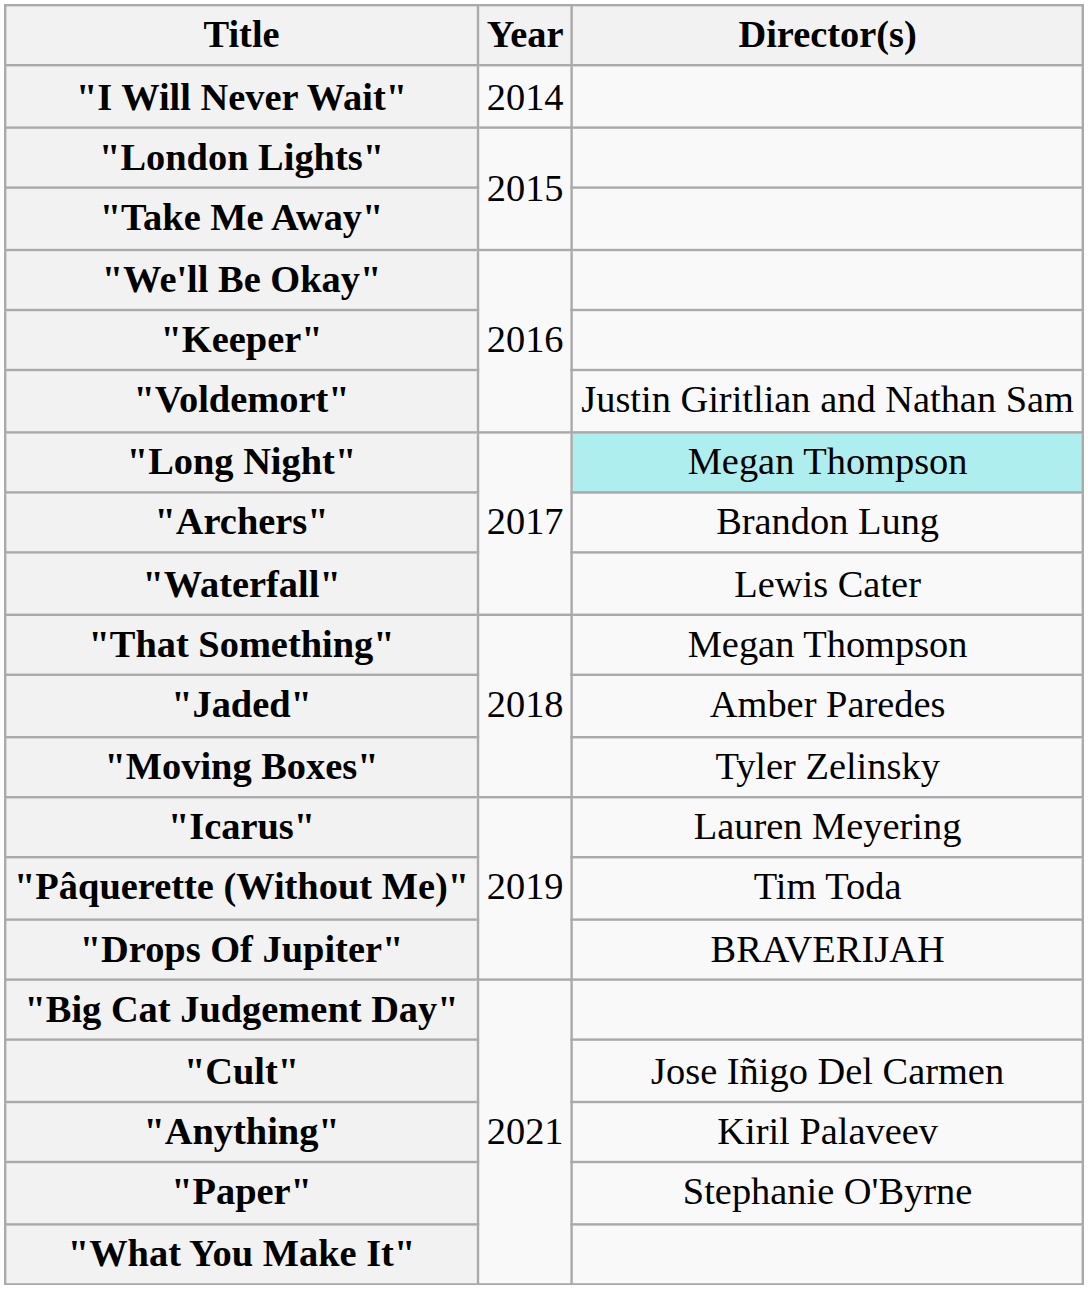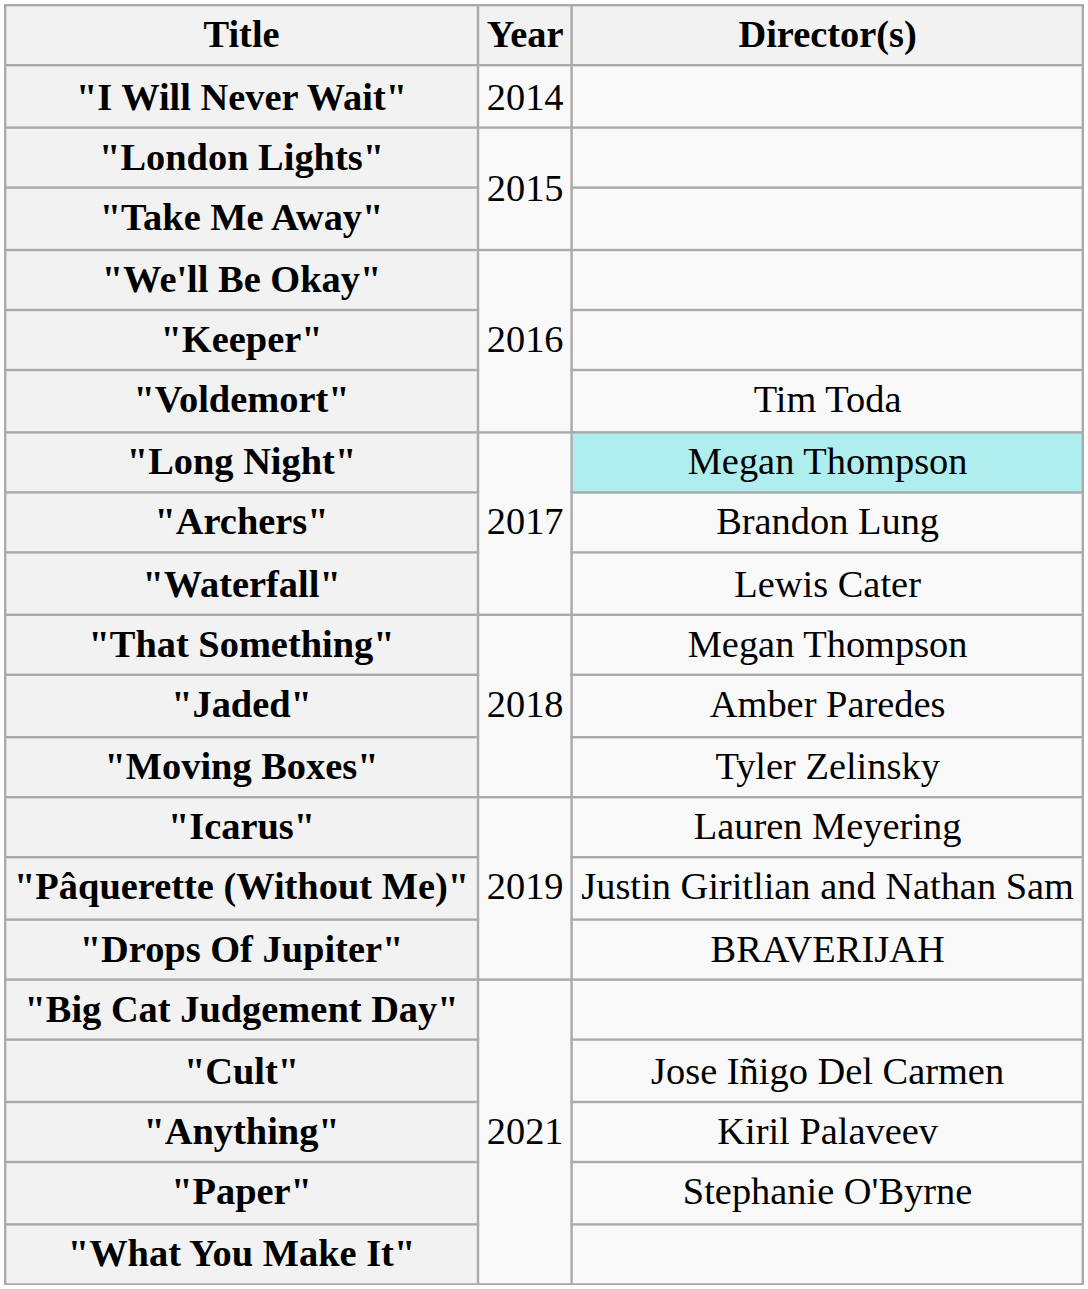(828, 400) Justin Giritlian and Nathan Sam -> (828, 400) Tim Toda
(828, 887) Tim Toda -> (828, 887) Justin Giritlian and Nathan Sam
